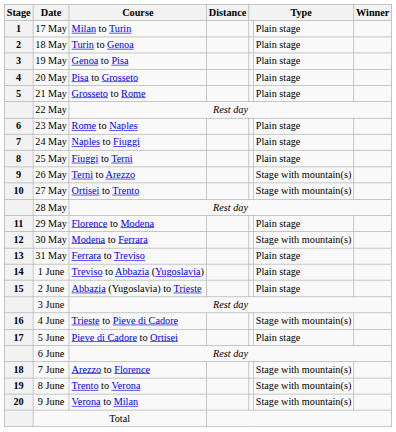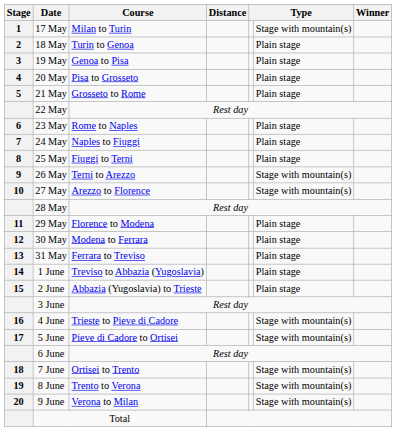(278, 28) Plain stage -> (304, 28) Stage with mountain(s)
(105, 191) Ortisei to Trento -> (111, 191) Arezzo to Florence
(304, 239) Stage with mountain(s) -> (278, 239) Plain stage
(278, 337) Plain stage -> (304, 337) Stage with mountain(s)
(111, 369) Arezzo to Florence -> (105, 369) Ortisei to Trento
